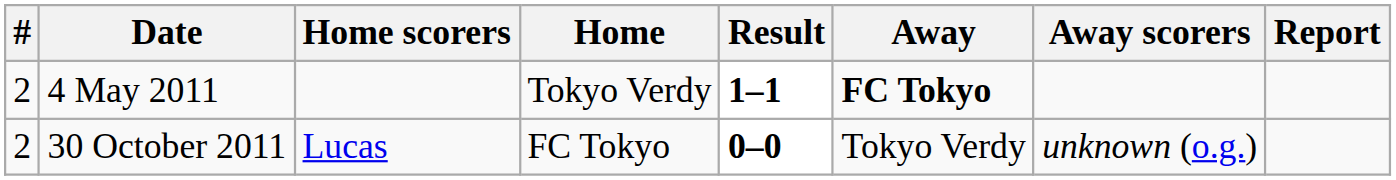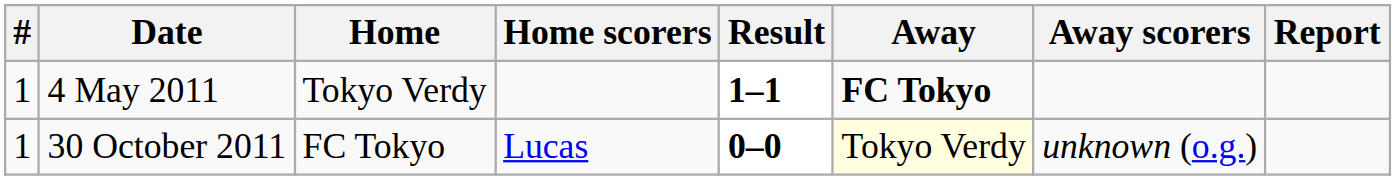columns swapped: (407, 32) <-> (619, 32)
(22, 89) 2 -> (22, 89) 1
(22, 145) 2 -> (22, 145) 1
(934, 145) no background -> (934, 145) lightyellow background
